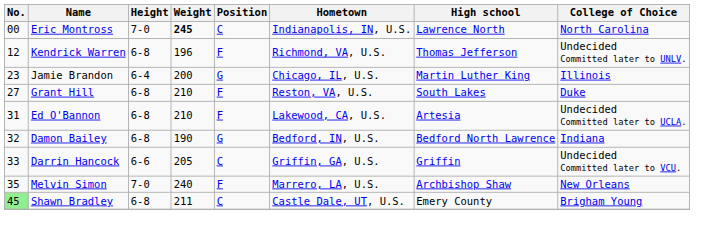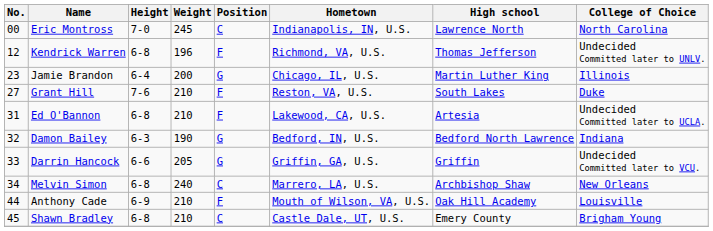(183, 30) bold -> (183, 30) normal
(140, 93) 6-8 -> (140, 93) 7-6
(140, 139) 6-8 -> (140, 139) 6-3
(220, 162) C -> (220, 162) G
(13, 185) 35 -> (13, 185) 34
(140, 185) 7-0 -> (140, 185) 6-8
(220, 185) F -> (220, 185) C
+ row: (69, 201)
(13, 201) lightgreen background -> (13, 218) no background
(183, 201) 211 -> (183, 218) 210
